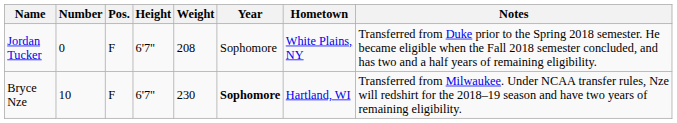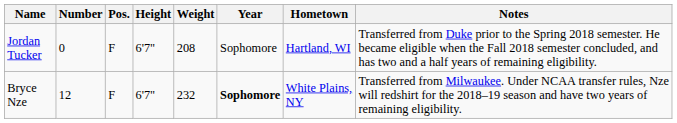(319, 47) White Plains, NY -> (318, 47) Hartland, WI
(65, 94) 10 -> (65, 94) 12
(186, 94) 230 -> (186, 94) 232
(318, 94) Hartland, WI -> (319, 94) White Plains, NY
